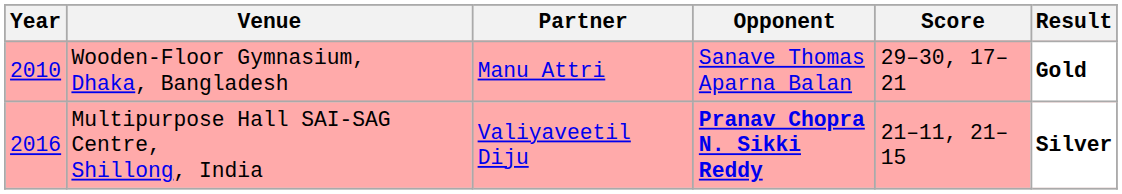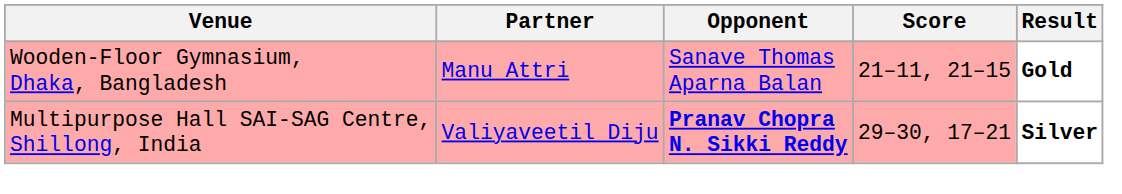- column: (36, 22)
(944, 71) 29–30, 17–21 -> (935, 71) 21–11, 21–15
(944, 145) 21–11, 21–15 -> (935, 132) 29–30, 17–21
